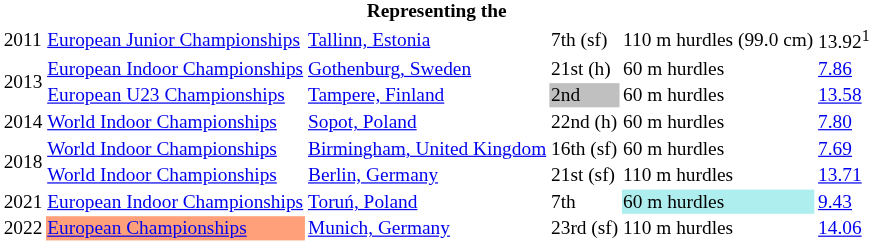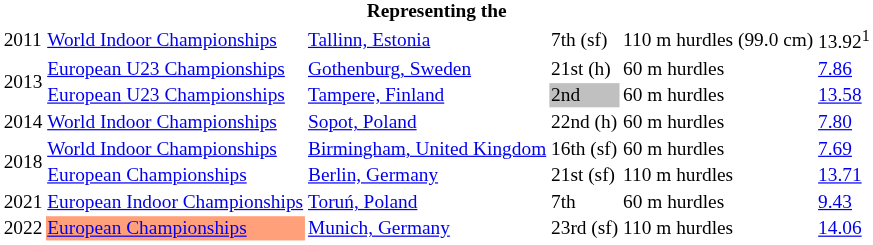(174, 39) European Junior Championships -> (162, 39) World Indoor Championships
(175, 68) European Indoor Championships -> (166, 68) European U23 Championships
(162, 175) World Indoor Championships -> (147, 175) European Championships
(674, 201) paleturquoise background -> (674, 201) no background
